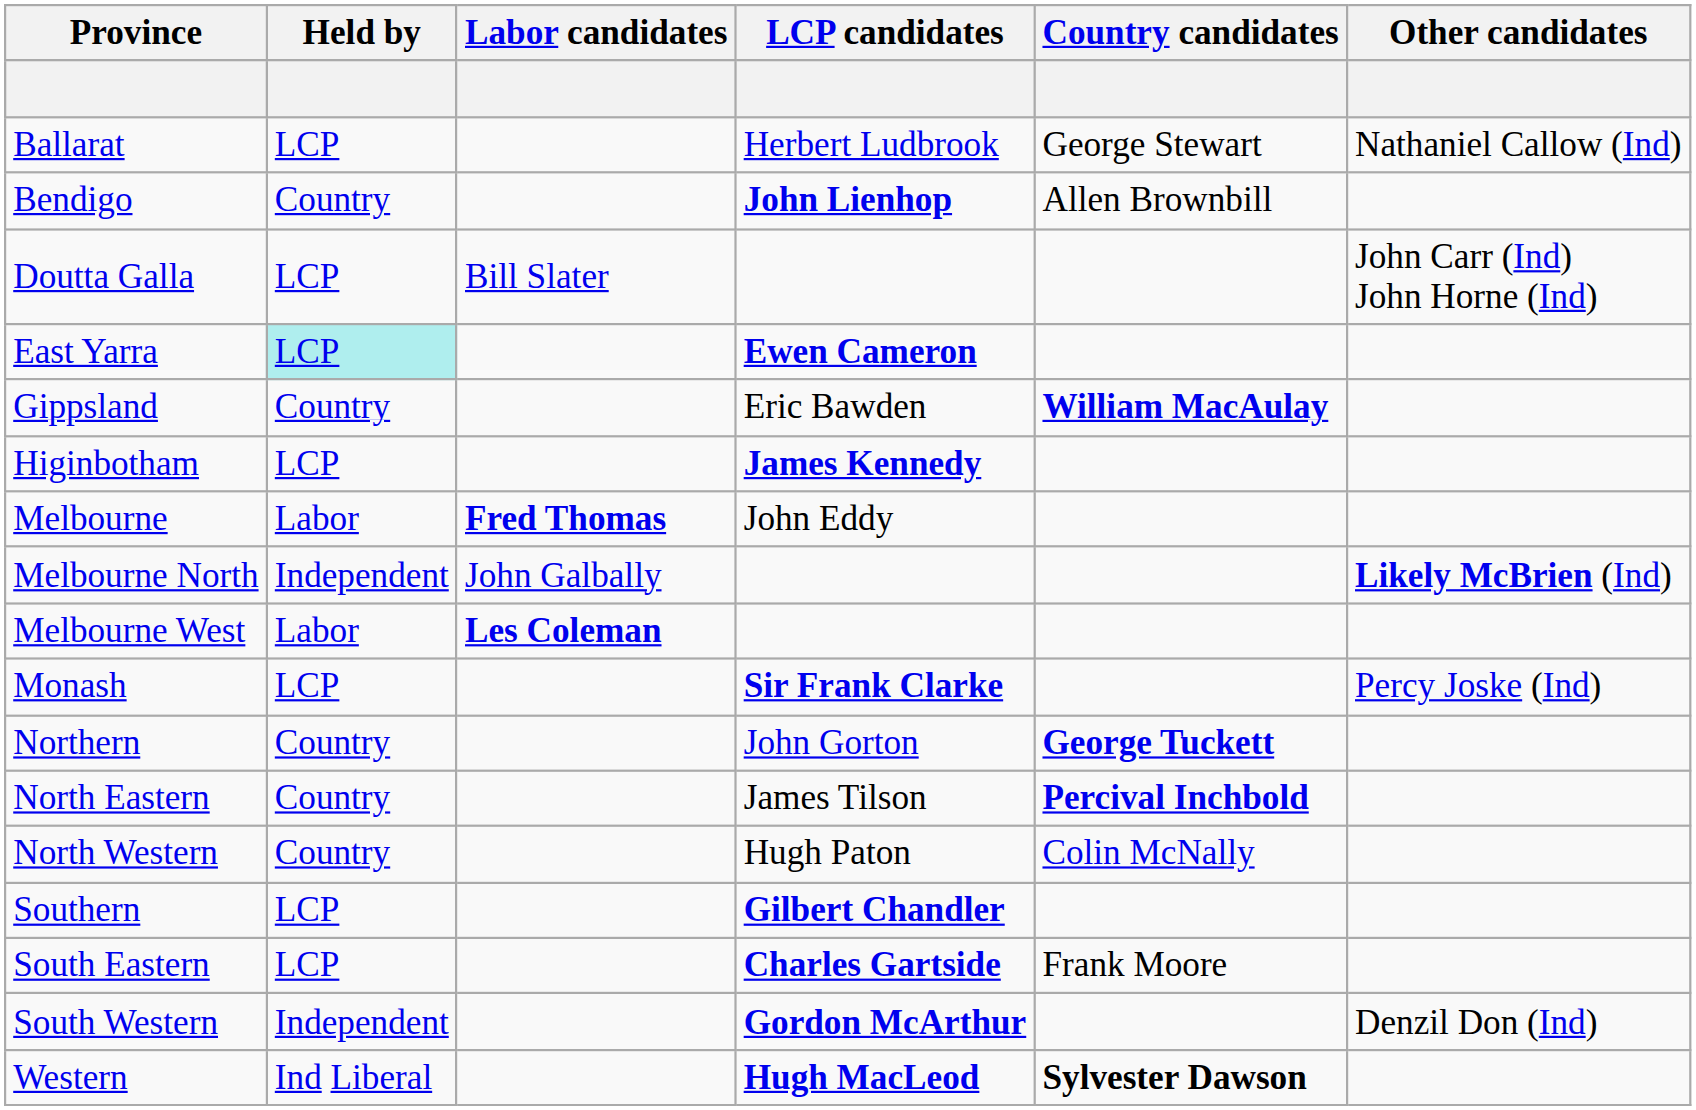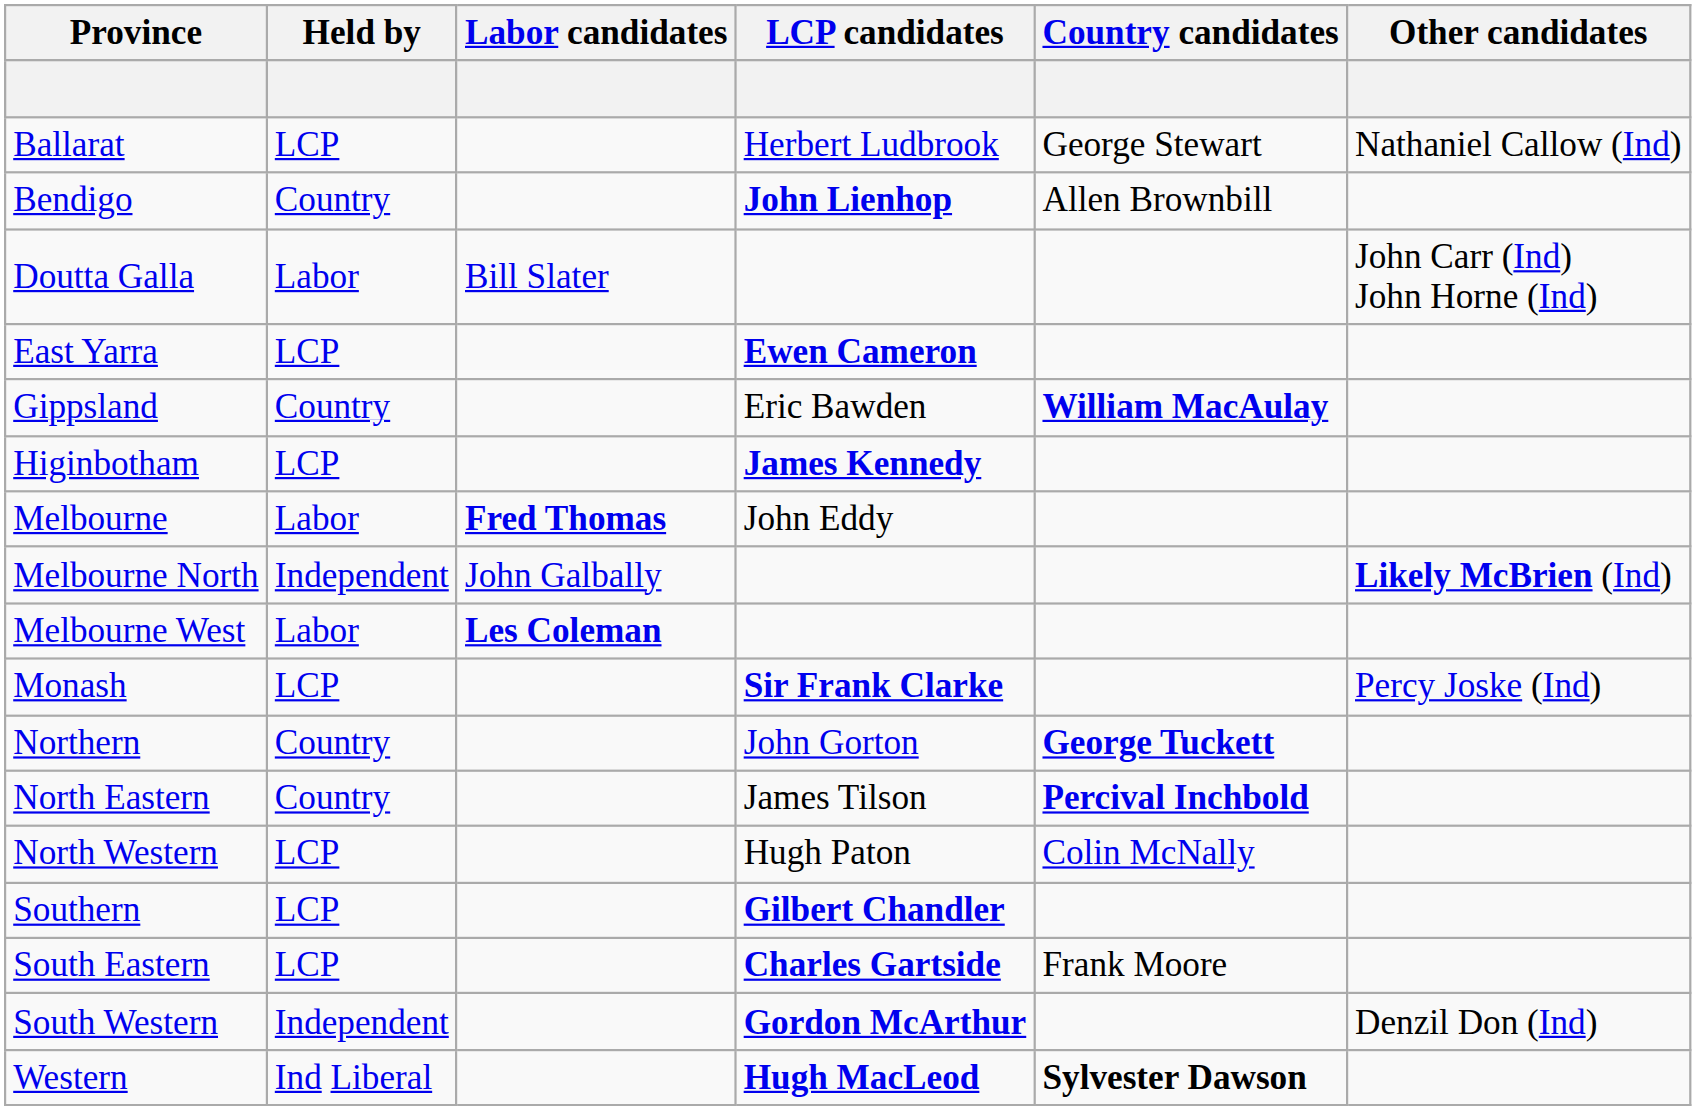(307, 275) LCP -> (317, 275) Labor
(307, 351) paleturquoise background -> (307, 351) no background
(333, 853) Country -> (307, 853) LCP
